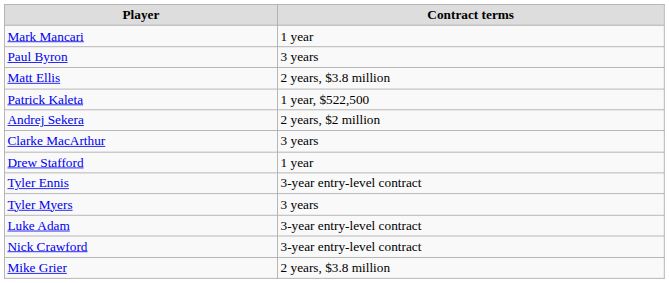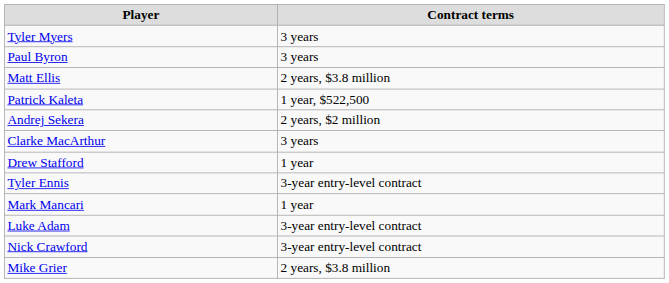rows swapped: (40, 204) <-> (46, 36)
